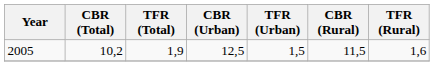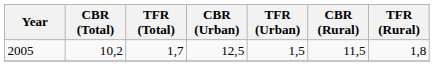(175, 50) 1,9 -> (175, 50) 1,7
(418, 50) 1,6 -> (418, 50) 1,8
